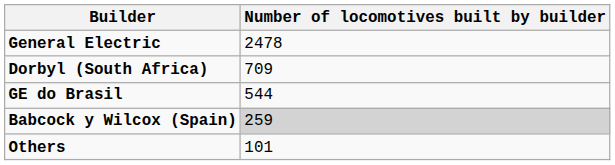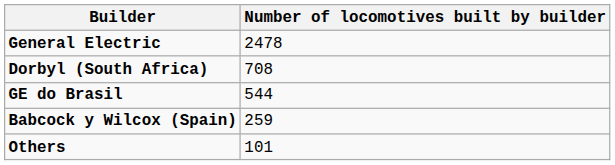(259, 69) 709 -> (259, 69) 708
(259, 121) lightgrey background -> (259, 121) no background
